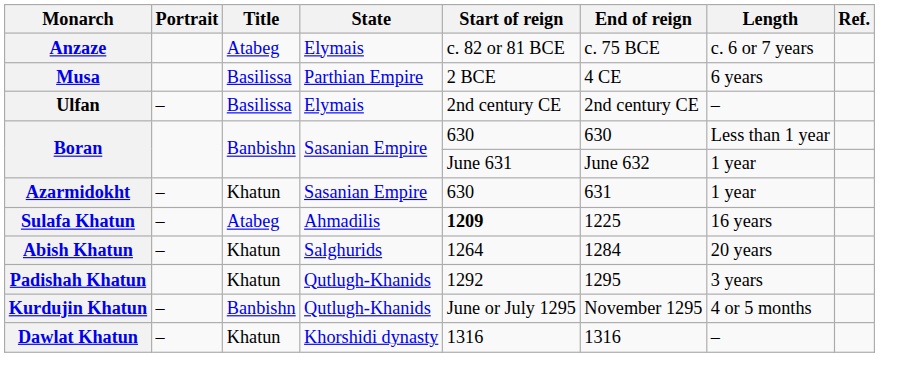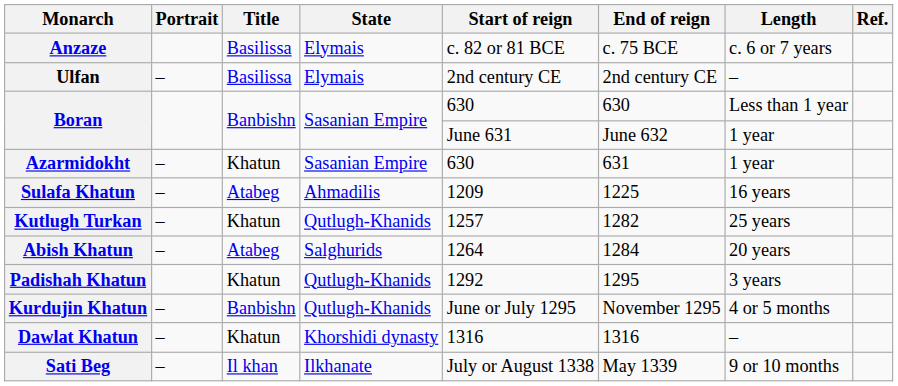(253, 47) Atabeg -> (259, 47) Basilissa
- row: (78, 76)
(465, 221) bold -> (465, 192) normal
+ row: (78, 221)
(254, 250) Khatun -> (253, 250) Atabeg
+ row: (78, 366)
